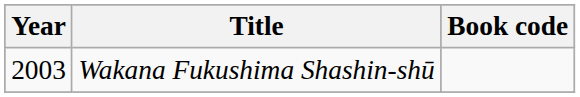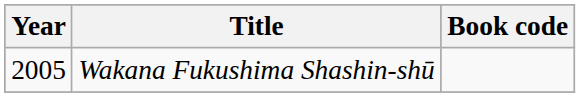(39, 69) 2003 -> (39, 69) 2005
